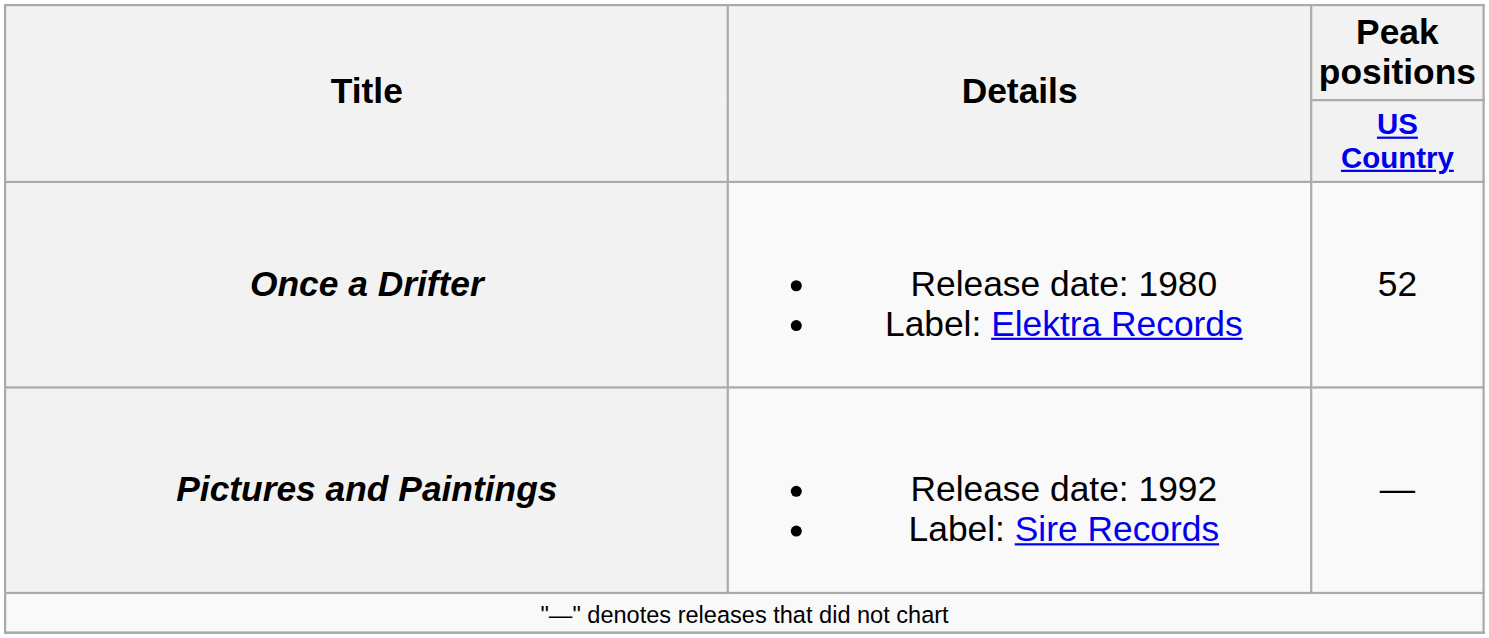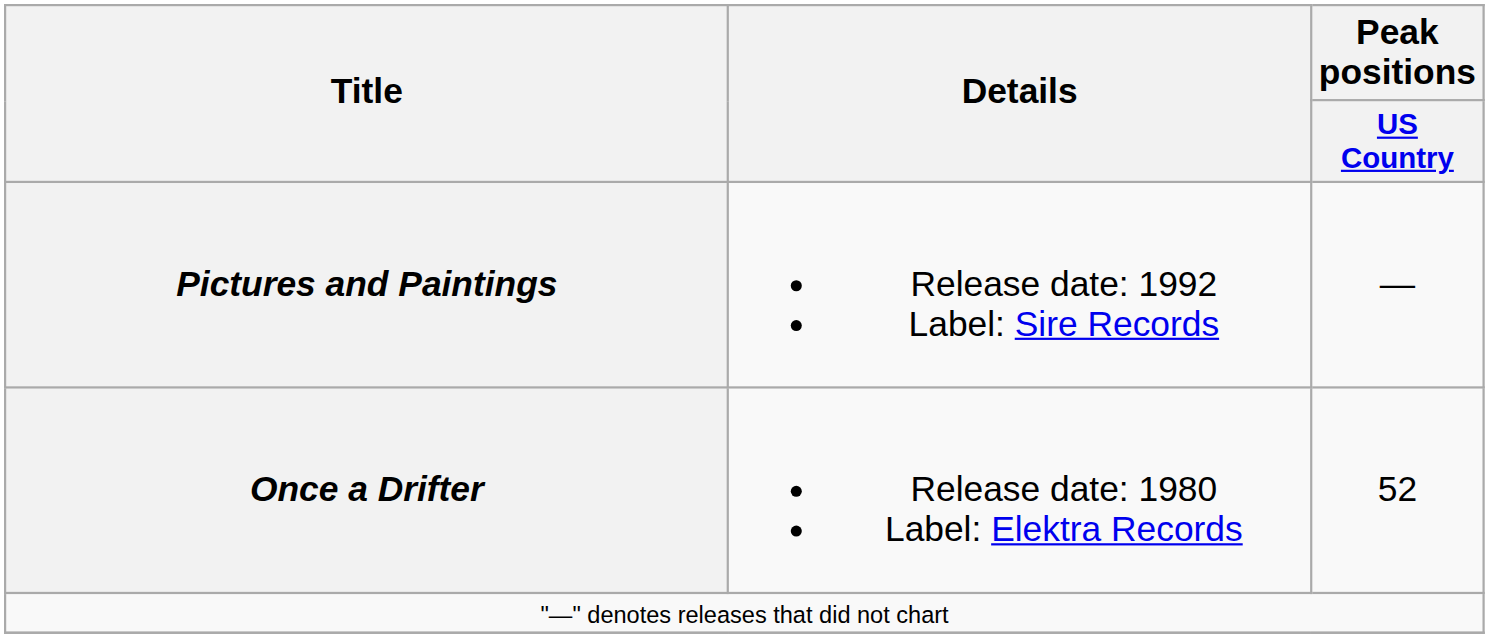rows swapped: (367, 283) <-> (367, 490)
